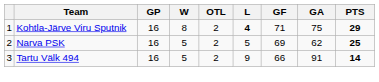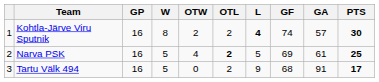+ column: (196, 12)
(280, 27) 71 -> (287, 33) 74
(317, 27) 75 -> (321, 33) 57
(355, 27) 29 -> (356, 33) 30
(216, 43) normal -> (229, 54) bold
(317, 43) 62 -> (321, 54) 61
(280, 58) 66 -> (287, 69) 68
(355, 58) 14 -> (356, 69) 17
